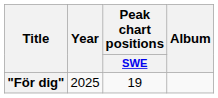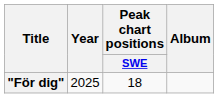(135, 82) 19 -> (135, 82) 18
